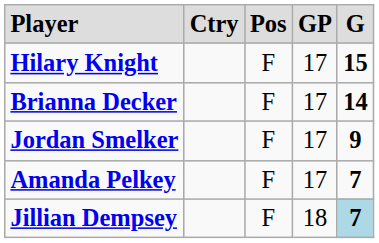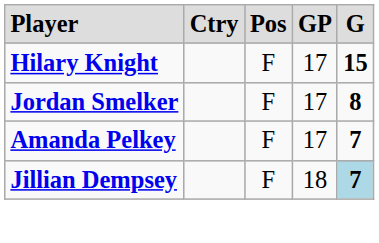- row: (94, 101)
(355, 140) 9 -> (355, 101) 8
